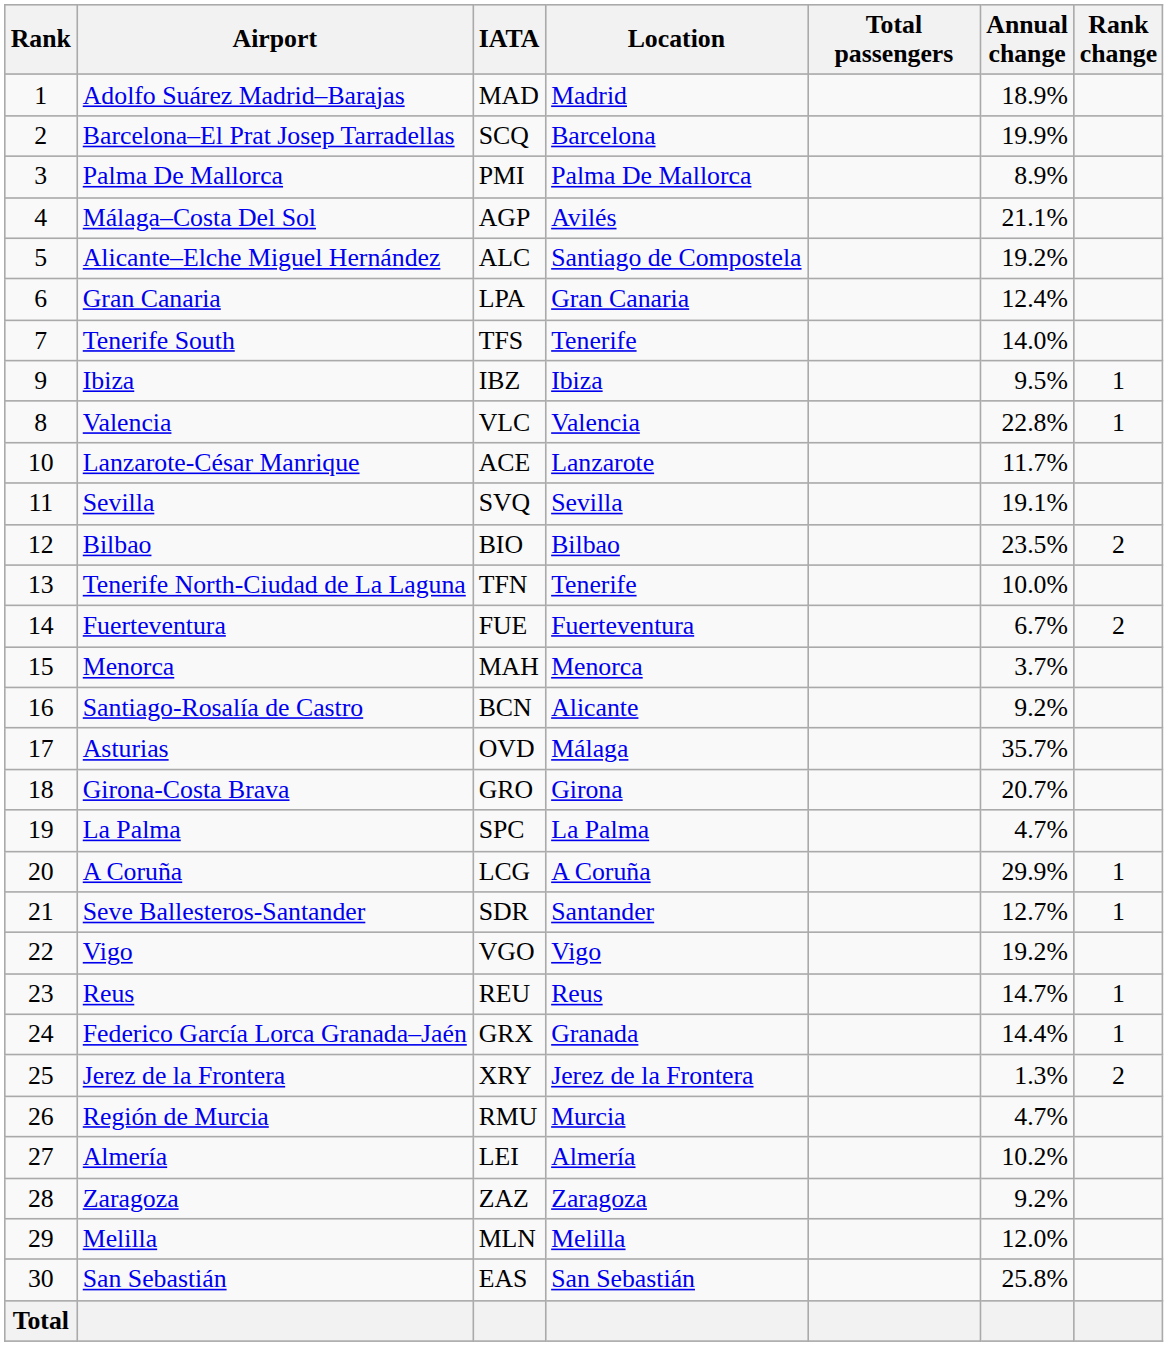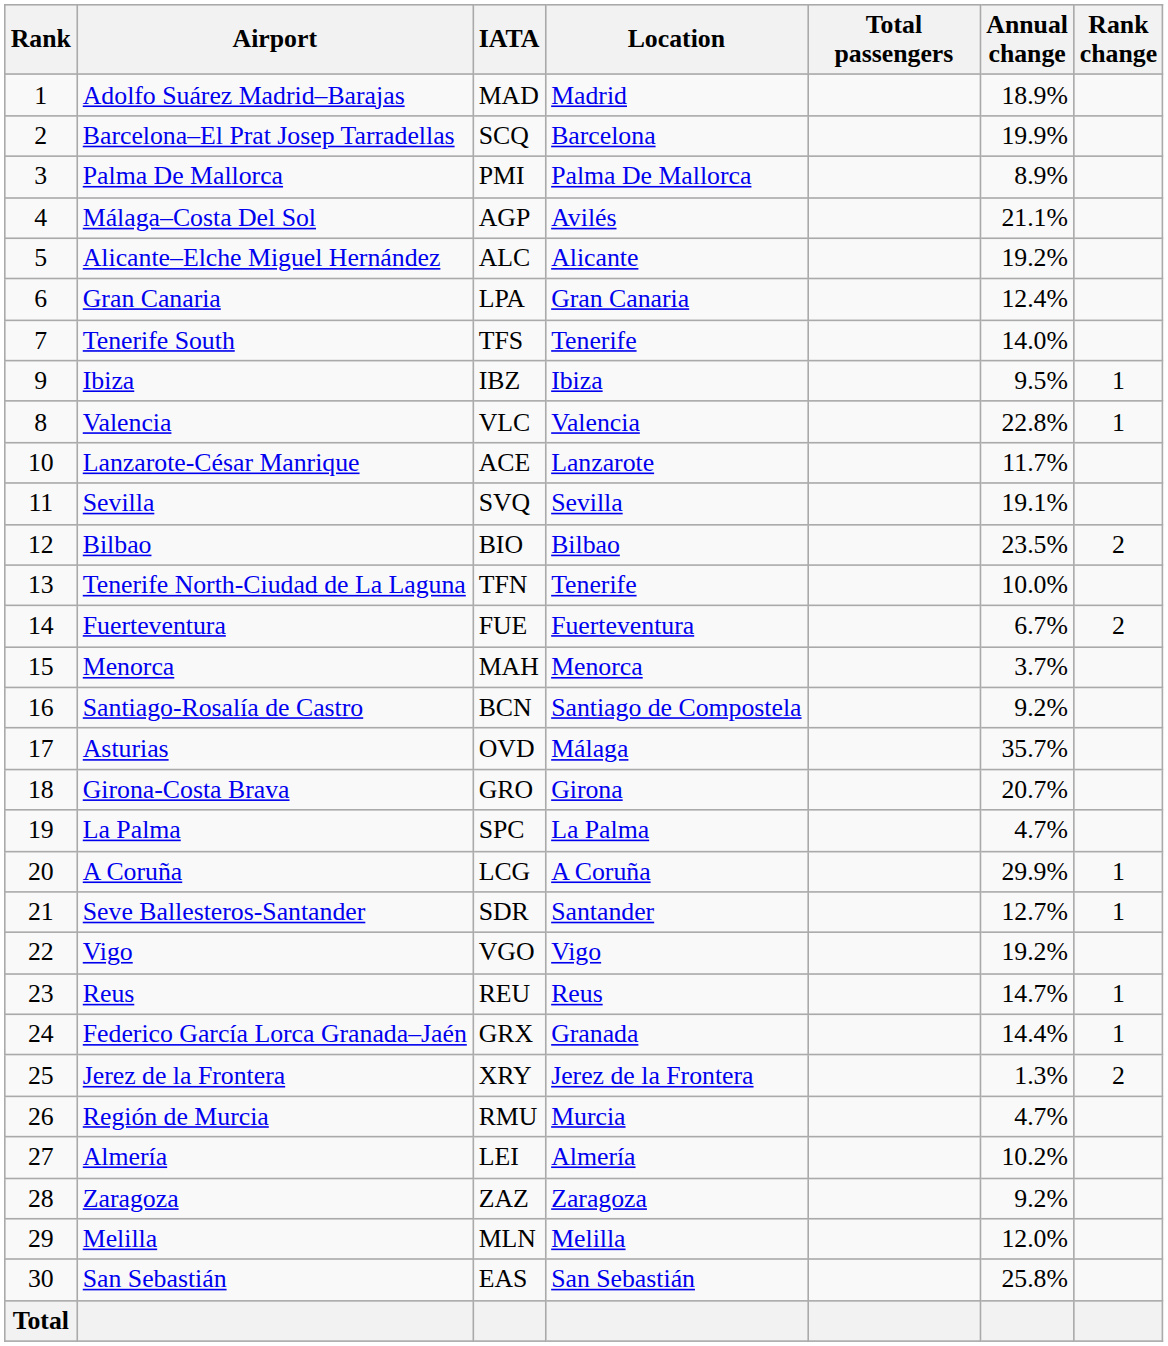(676, 258) Santiago de Compostela -> (595, 258) Alicante
(595, 707) Alicante -> (676, 707) Santiago de Compostela
